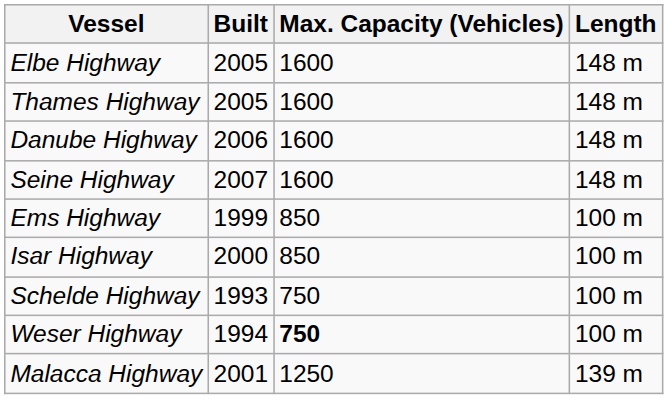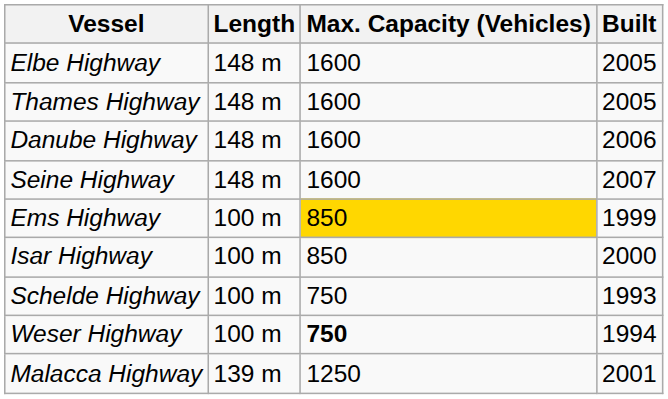columns swapped: (616, 23) <-> (241, 23)
(300, 218) no background -> (327, 218) gold background
